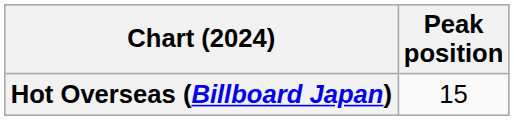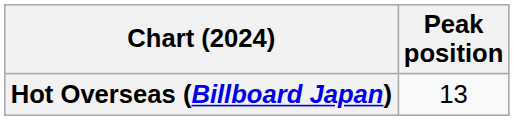(454, 94) 15 -> (454, 94) 13
